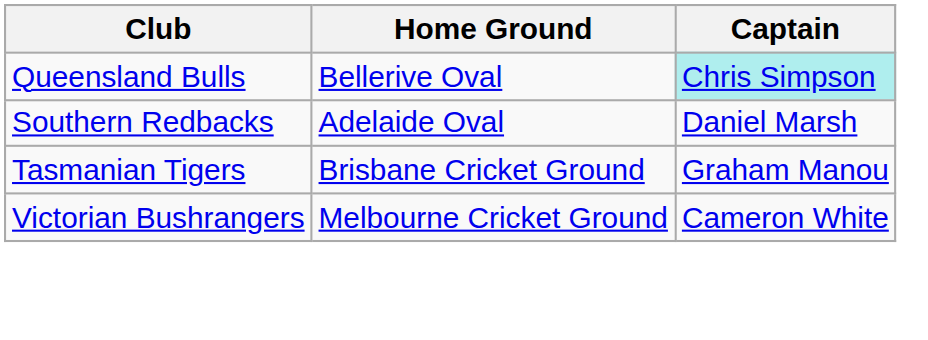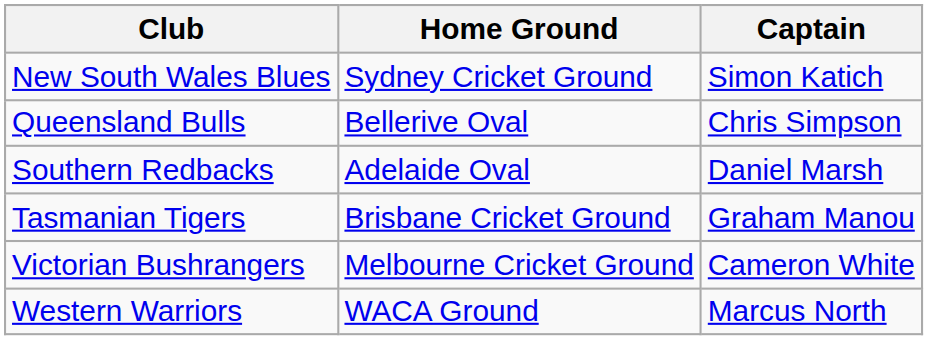+ row: (171, 76)
(779, 76) paleturquoise background -> (805, 123) no background
+ row: (127, 312)
